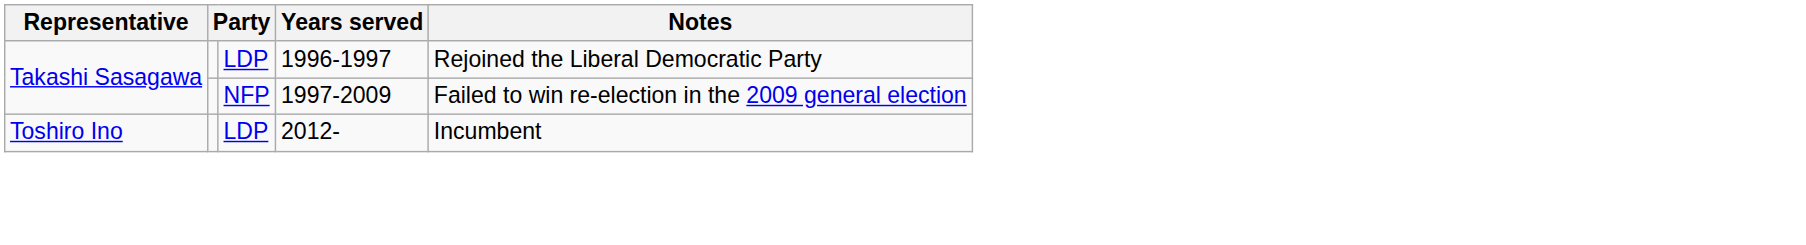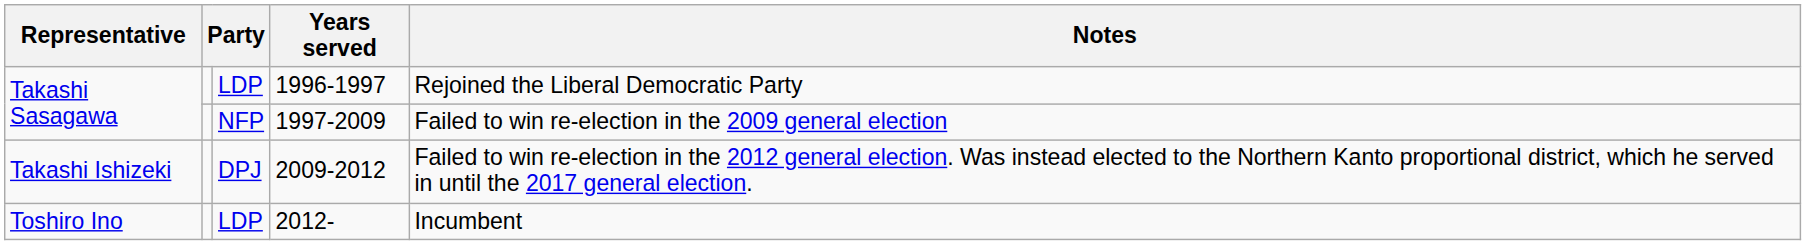+ row: (331, 171)
